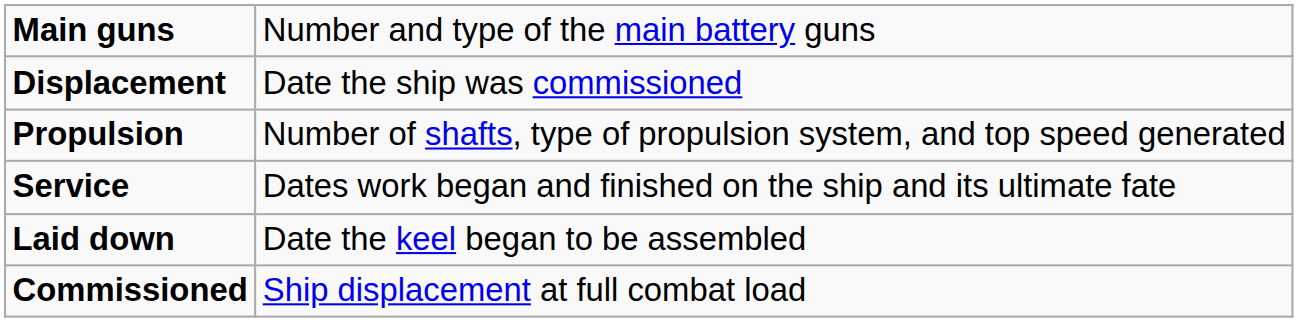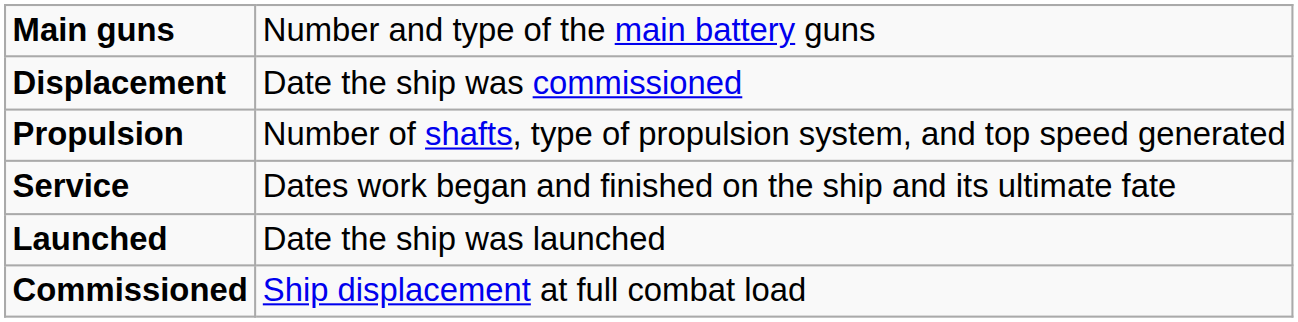- row: (94, 238)
+ row: (90, 238)
